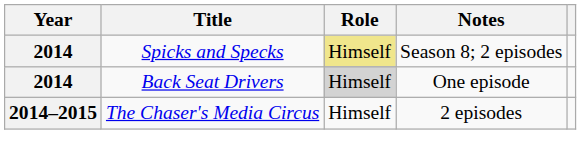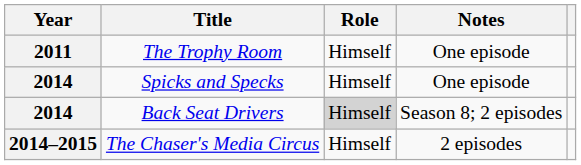+ row: (213, 50)
(360, 50) khaki background -> (360, 81) no background
(481, 50) Season 8; 2 episodes -> (481, 81) One episode
(481, 81) One episode -> (481, 112) Season 8; 2 episodes
